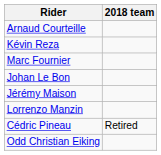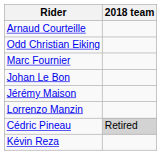rows swapped: (53, 142) <-> (33, 45)
(121, 126) no background -> (121, 126) lightgrey background
